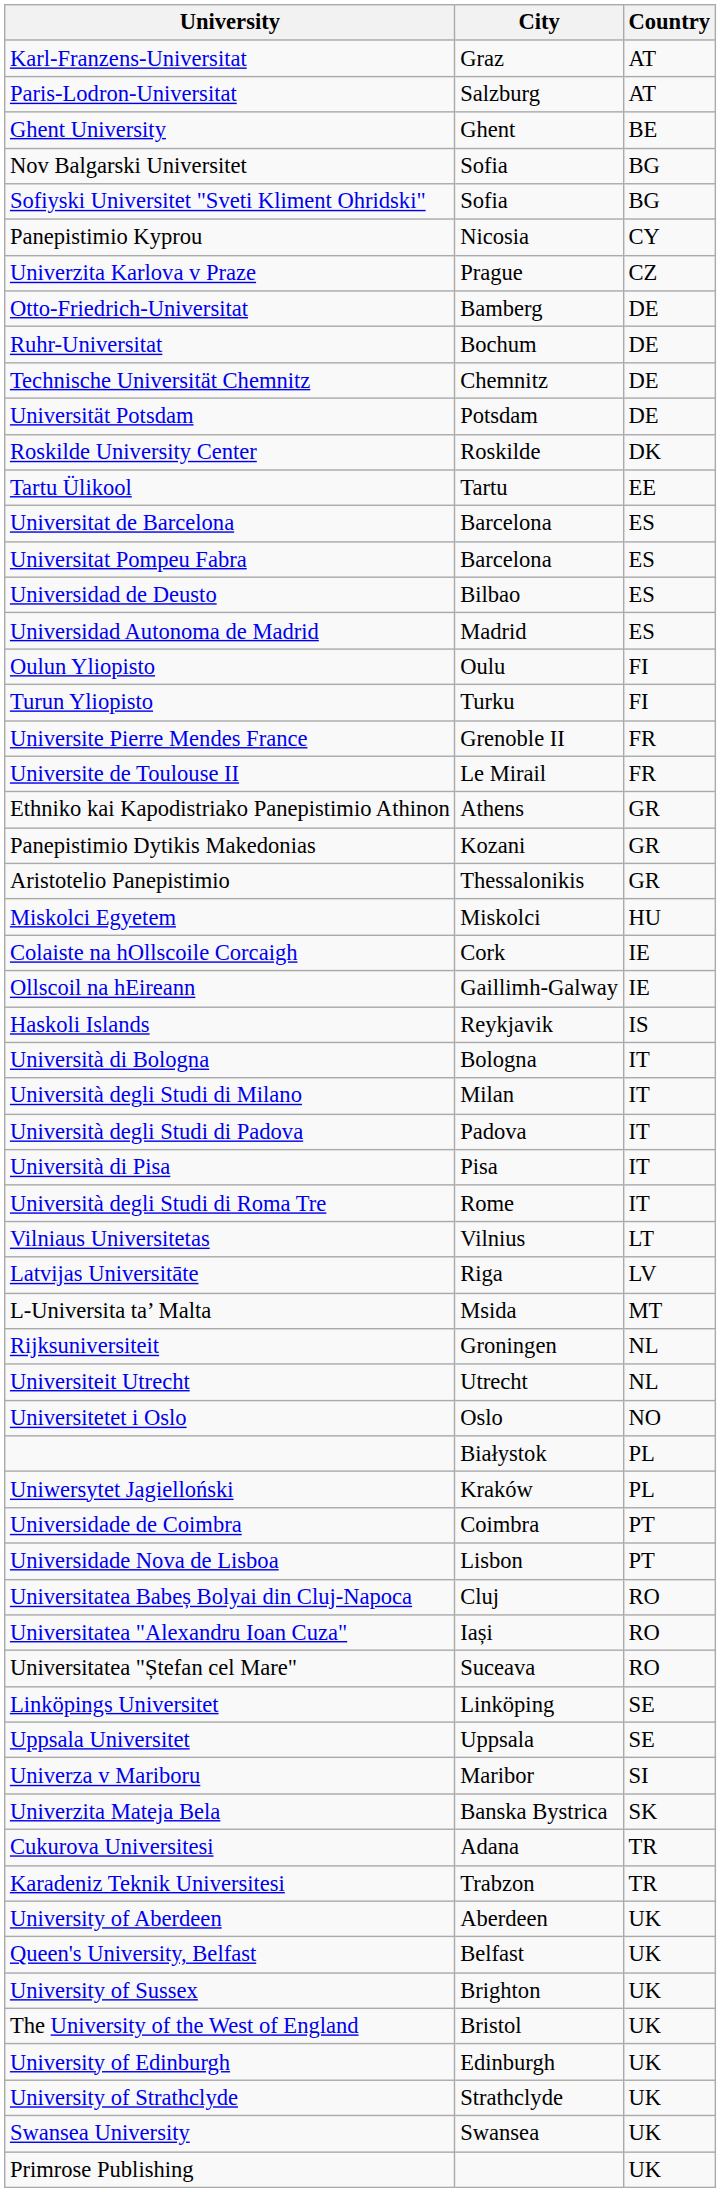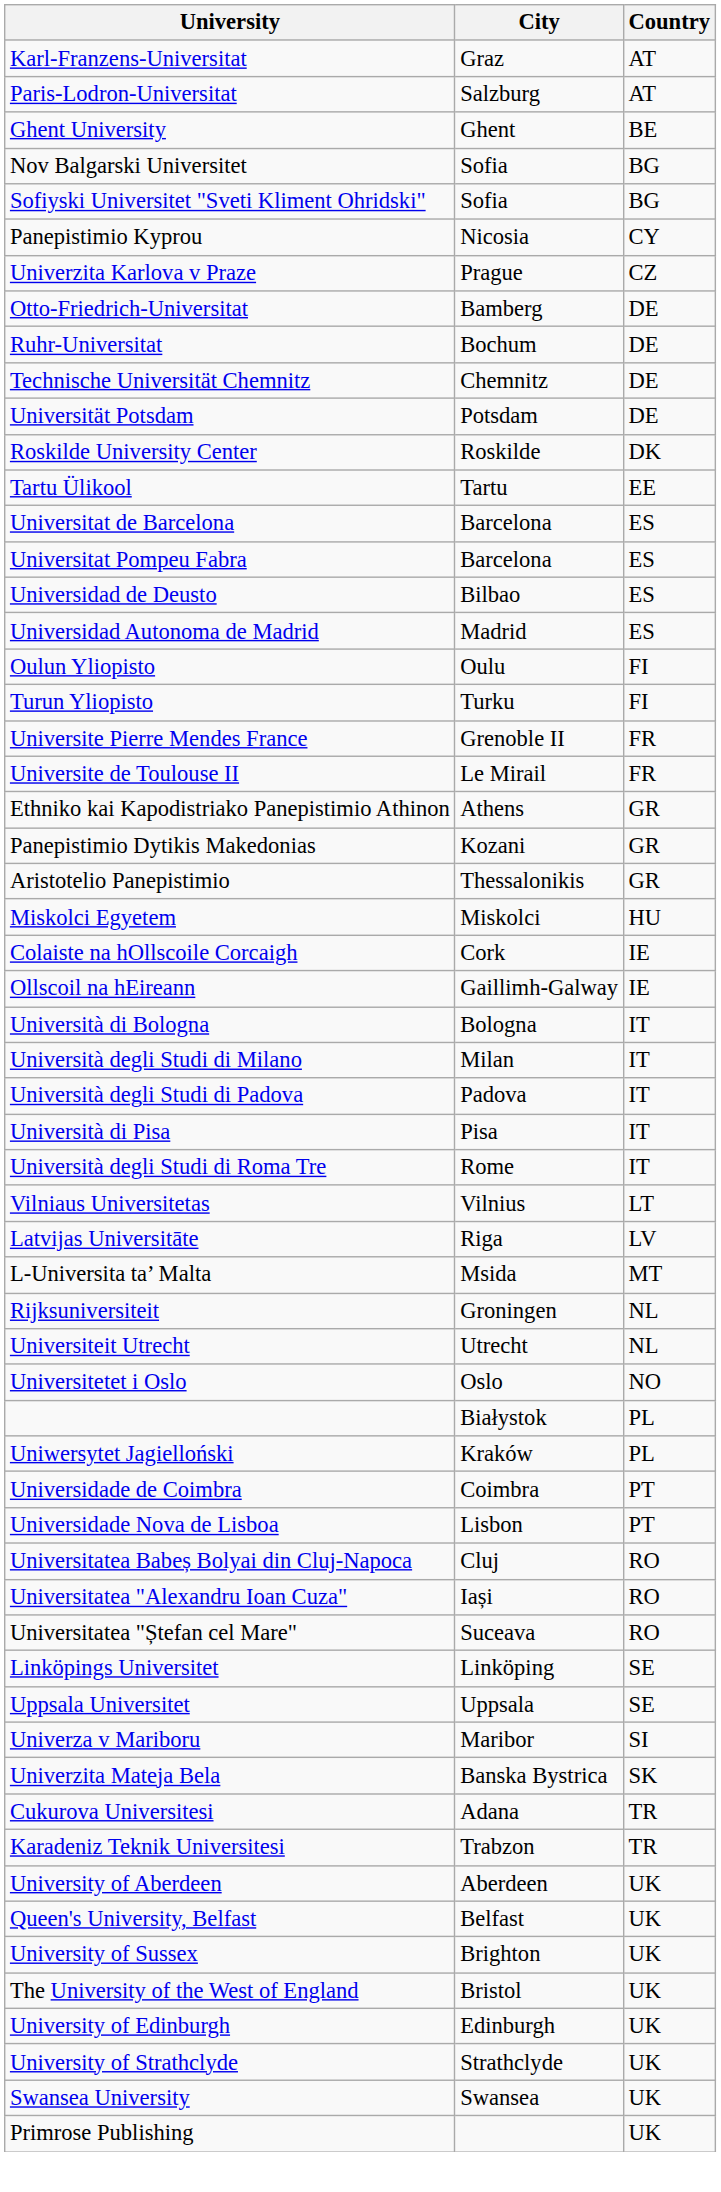- row: (80, 1024)
